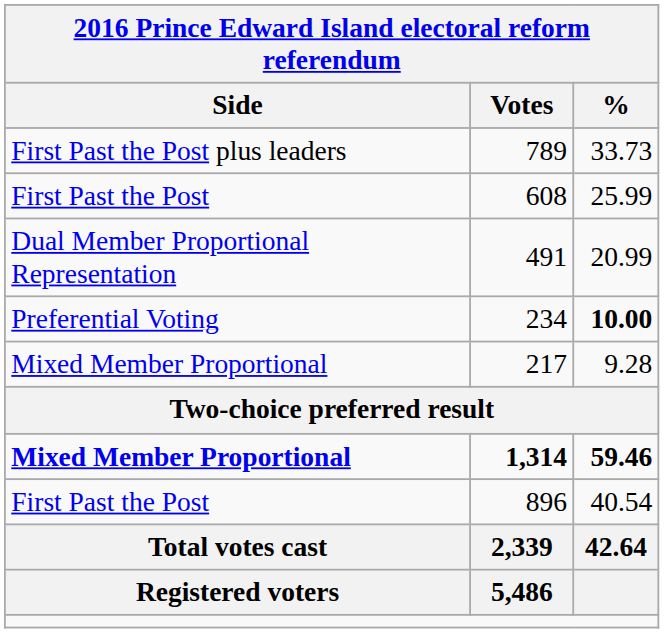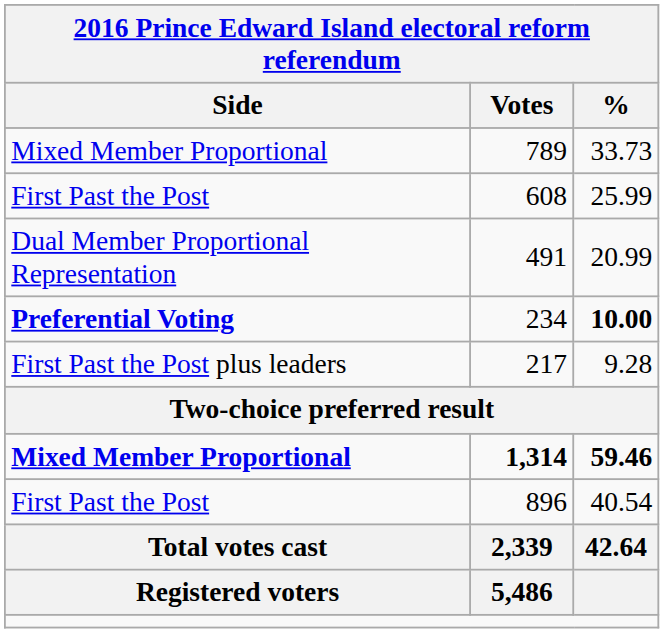(179, 150) First Past the Post plus leaders -> (169, 150) Mixed Member Proportional
(115, 319) normal -> (123, 319) bold
(169, 364) Mixed Member Proportional -> (179, 364) First Past the Post plus leaders
